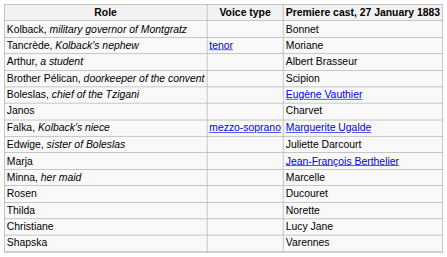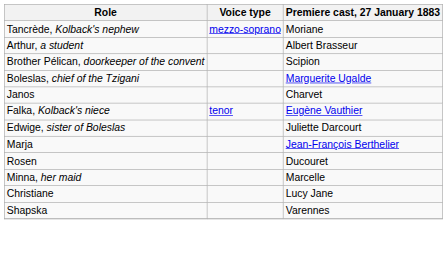- row: (97, 29)
(221, 45) tenor -> (245, 29) mezzo-soprano
(324, 95) Eugène Vauthier -> (328, 78) Marguerite Ugalde
(245, 128) mezzo-soprano -> (221, 111) tenor
(328, 128) Marguerite Ugalde -> (324, 111) Eugène Vauthier
rows swapped: (44, 177) <-> (22, 194)
- row: (21, 210)
